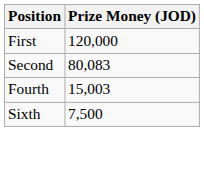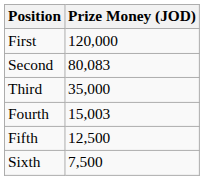+ row: (25, 89)
+ row: (23, 138)
